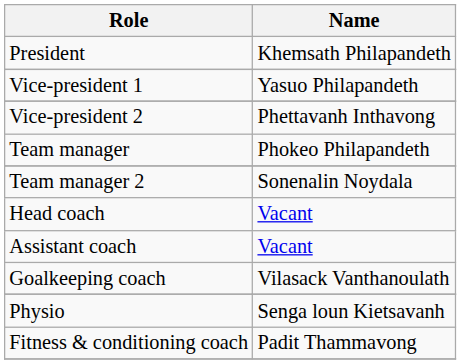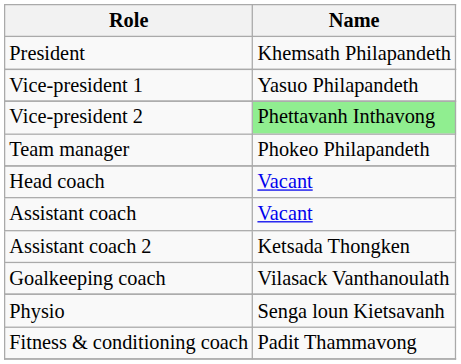(346, 117) no background -> (346, 117) lightgreen background
- row: (77, 181)
+ row: (80, 246)
